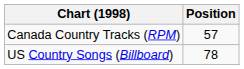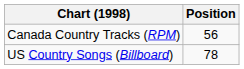(211, 34) 57 -> (211, 34) 56
